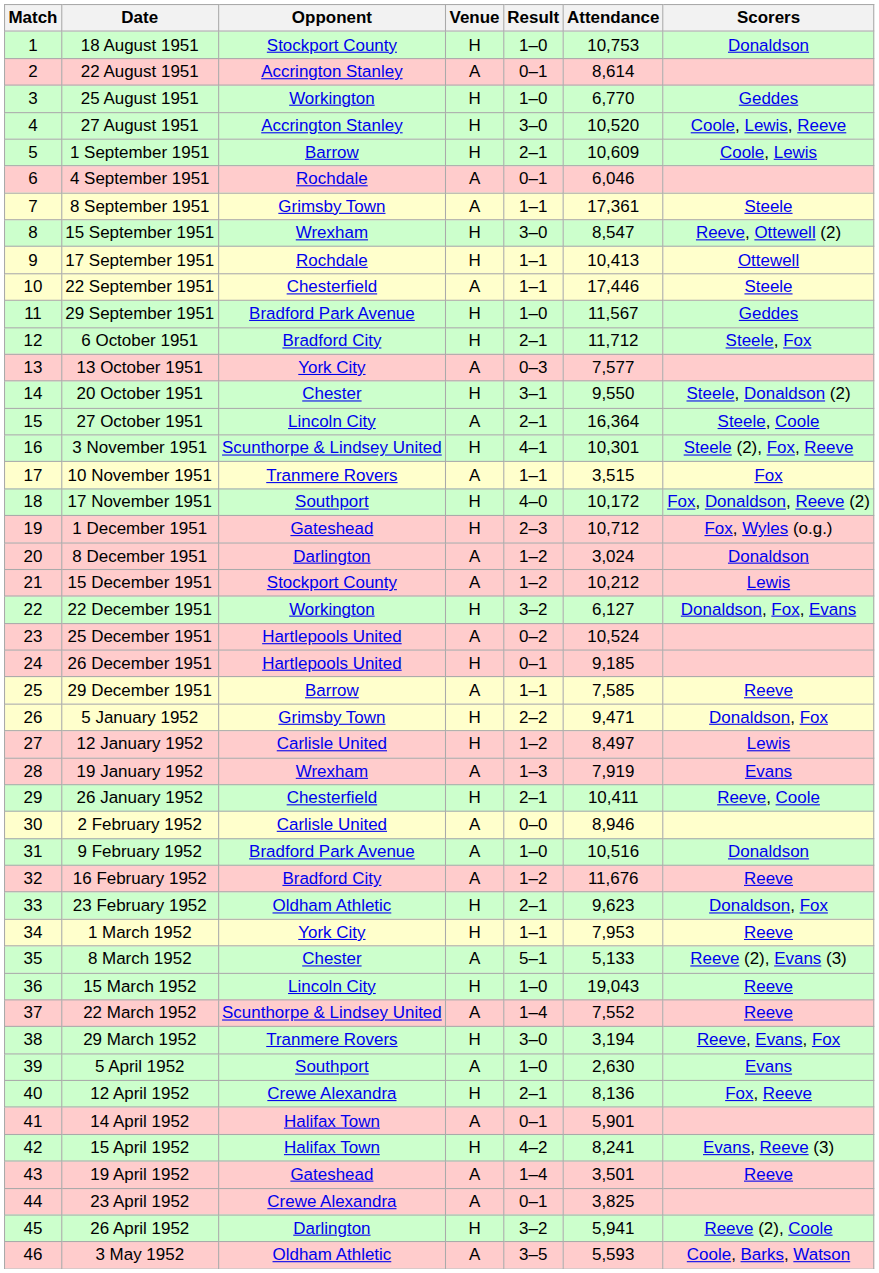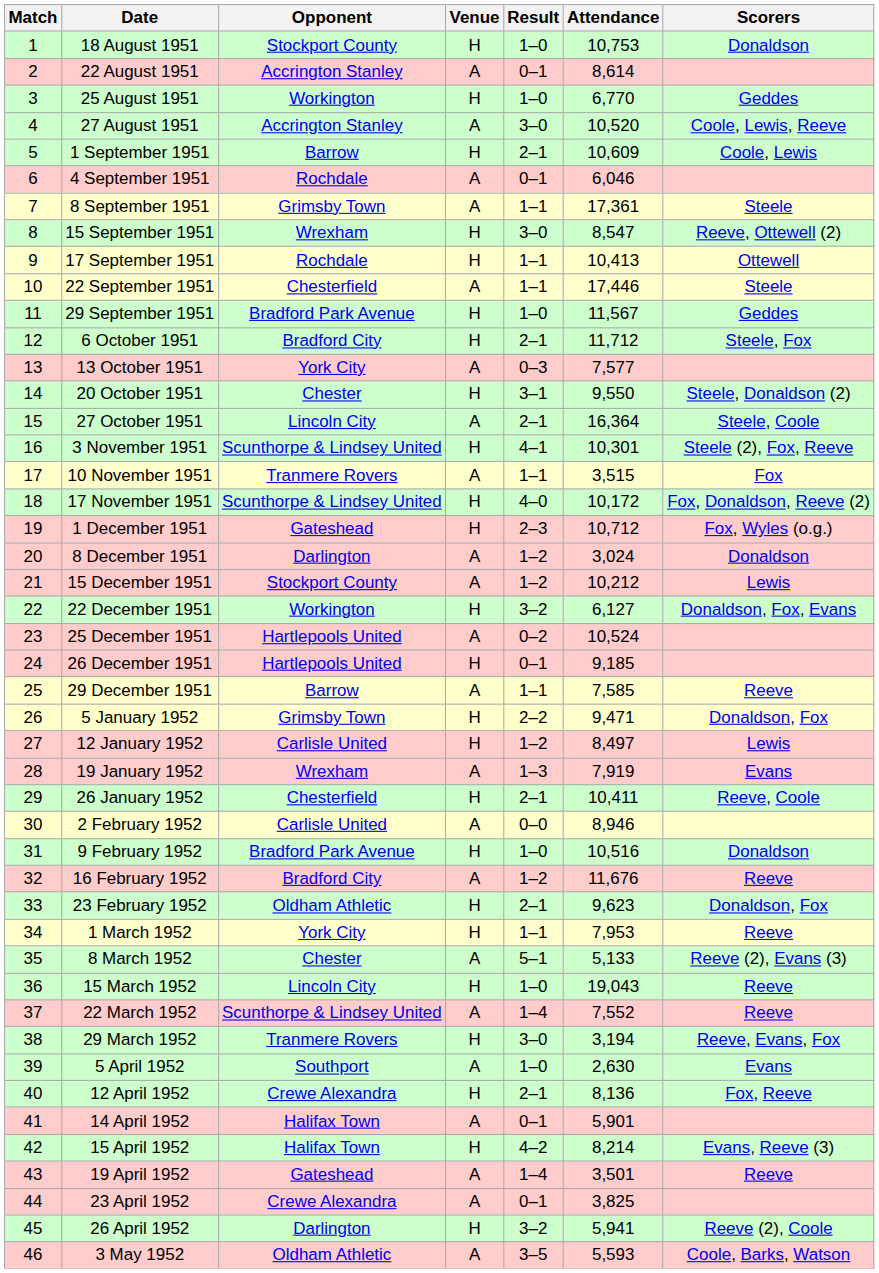(475, 125) H -> (475, 125) A
(332, 502) Southport -> (332, 502) Scunthorpe & Lindsey United
(475, 851) A -> (475, 851) H
(613, 1147) 8,241 -> (613, 1147) 8,214
